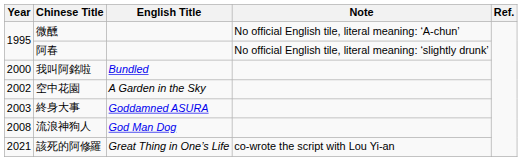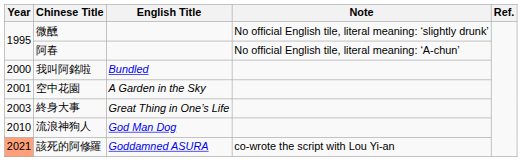(347, 31) No official English tile, literal meaning: ‘A-chun’ -> (362, 31) No official English tile, literal meaning: ‘slightly drunk’
(362, 50) No official English tile, literal meaning: ‘slightly drunk’ -> (347, 50) No official English tile, literal meaning: ‘A-chun’
(19, 89) 2002 -> (19, 89) 2001
(159, 108) Goddamned ASURA -> (169, 108) Great Thing in One’s Life
(19, 127) 2008 -> (19, 127) 2010
(19, 147) no background -> (19, 147) lightsalmon background
(169, 147) Great Thing in One’s Life -> (159, 147) Goddamned ASURA
